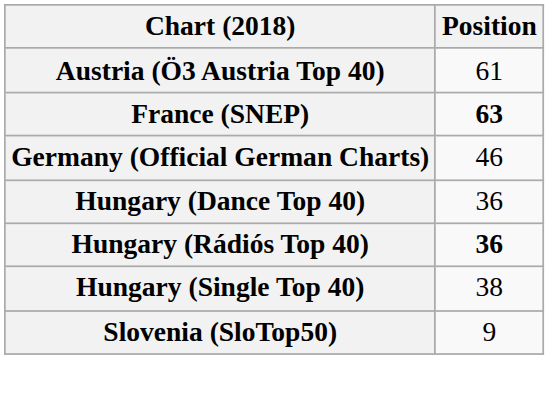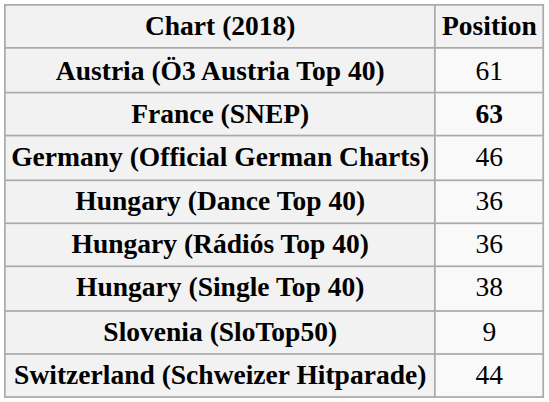(489, 244) bold -> (489, 244) normal
+ row: (220, 375)
